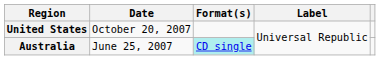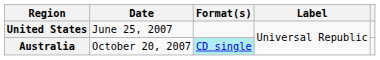(142, 30) October 20, 2007 -> (132, 30) June 25, 2007
(132, 46) June 25, 2007 -> (142, 46) October 20, 2007
